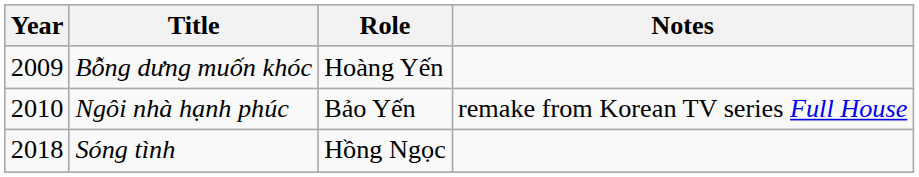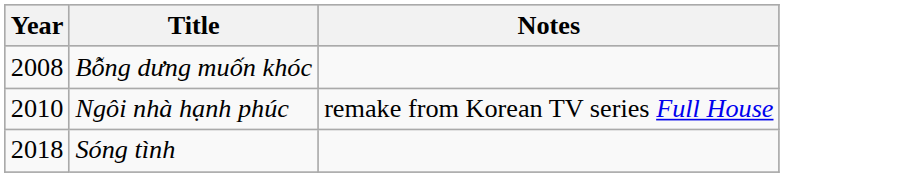- column: (385, 25)
(37, 66) 2009 -> (37, 66) 2008
